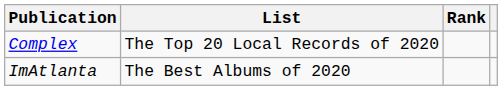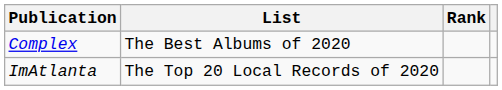(282, 45) The Top 20 Local Records of 2020 -> (238, 45) The Best Albums of 2020
(238, 71) The Best Albums of 2020 -> (282, 71) The Top 20 Local Records of 2020
